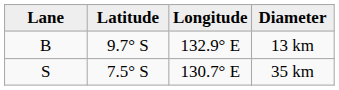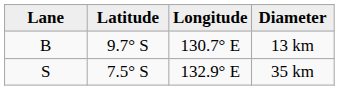(210, 44) 132.9° E -> (210, 44) 130.7° E
(210, 71) 130.7° E -> (210, 71) 132.9° E
